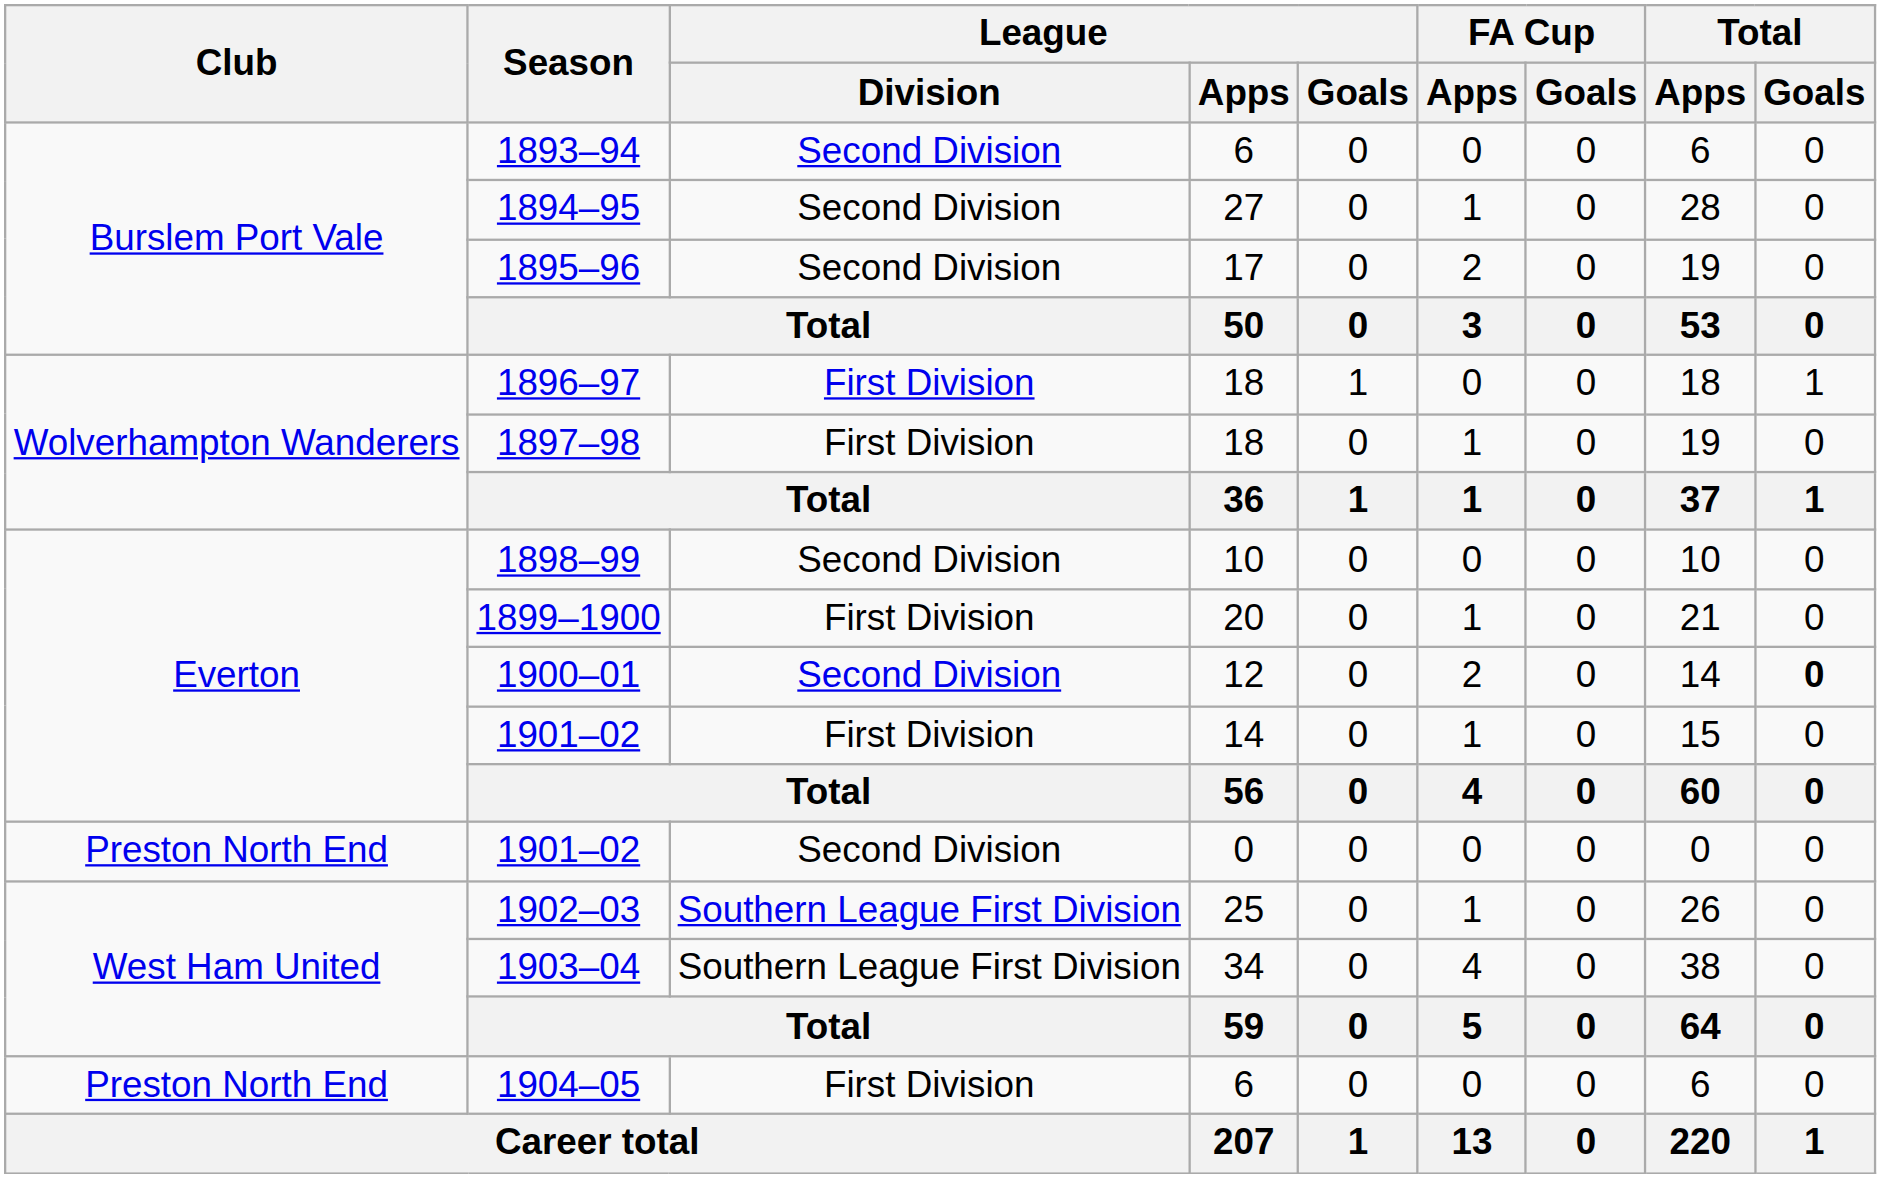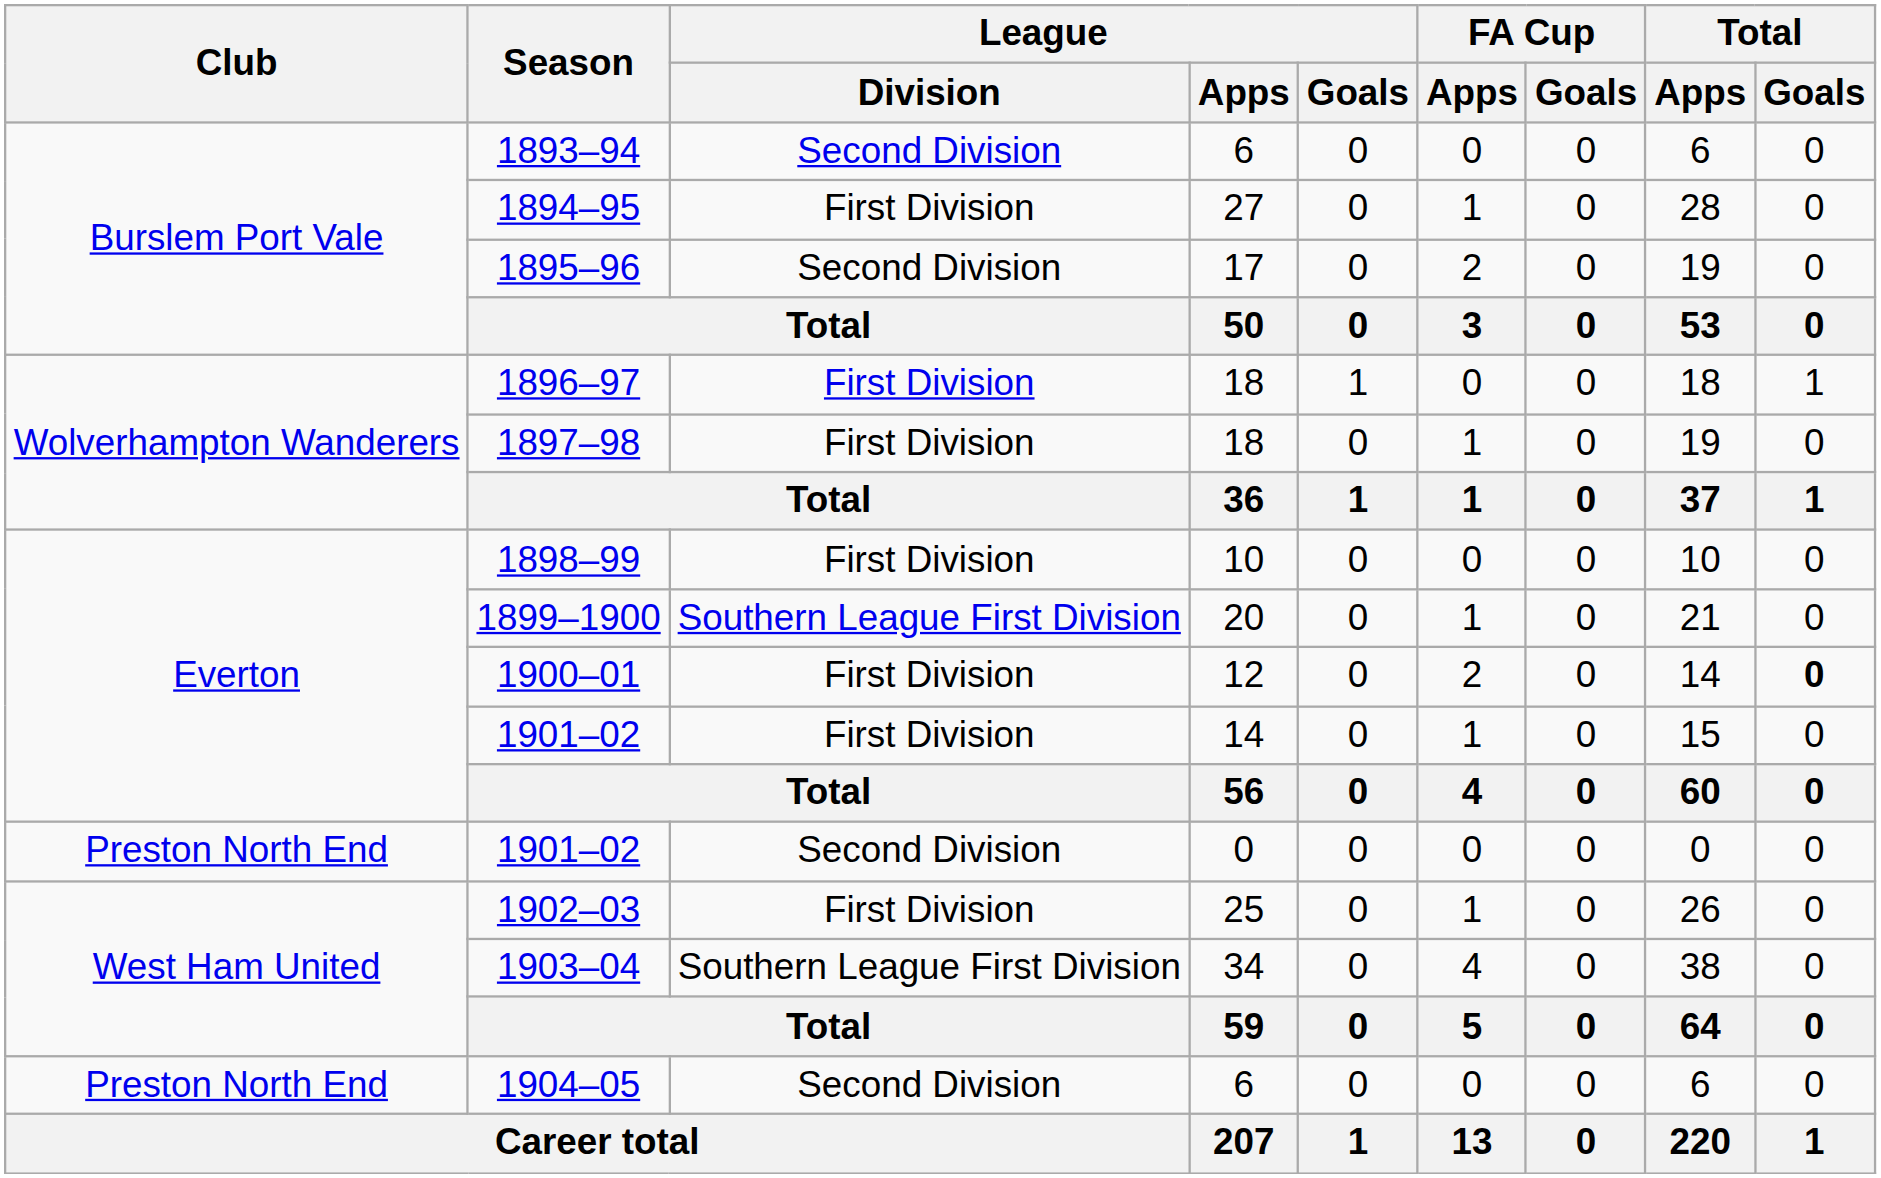(929, 208) Second Division -> (929, 208) First Division
(929, 558) Second Division -> (929, 558) First Division
(929, 617) First Division -> (929, 617) Southern League First Division
(929, 675) Second Division -> (929, 675) First Division
(929, 909) Southern League First Division -> (929, 909) First Division
(929, 1084) First Division -> (929, 1084) Second Division
